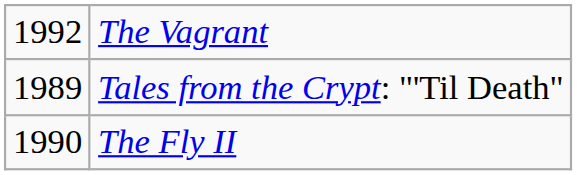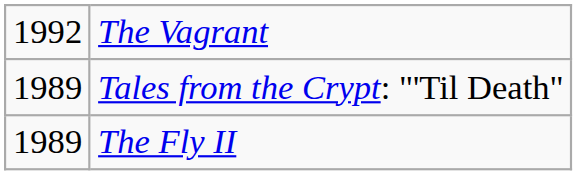(48, 141) 1990 -> (48, 141) 1989
